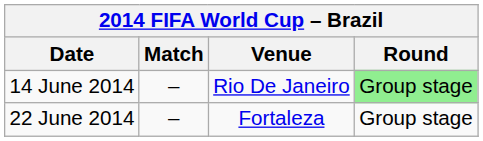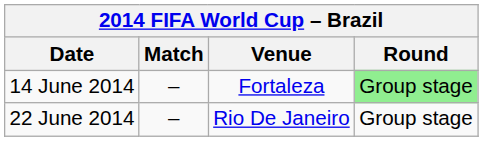(281, 86) Rio De Janeiro -> (281, 86) Fortaleza
(281, 119) Fortaleza -> (281, 119) Rio De Janeiro
